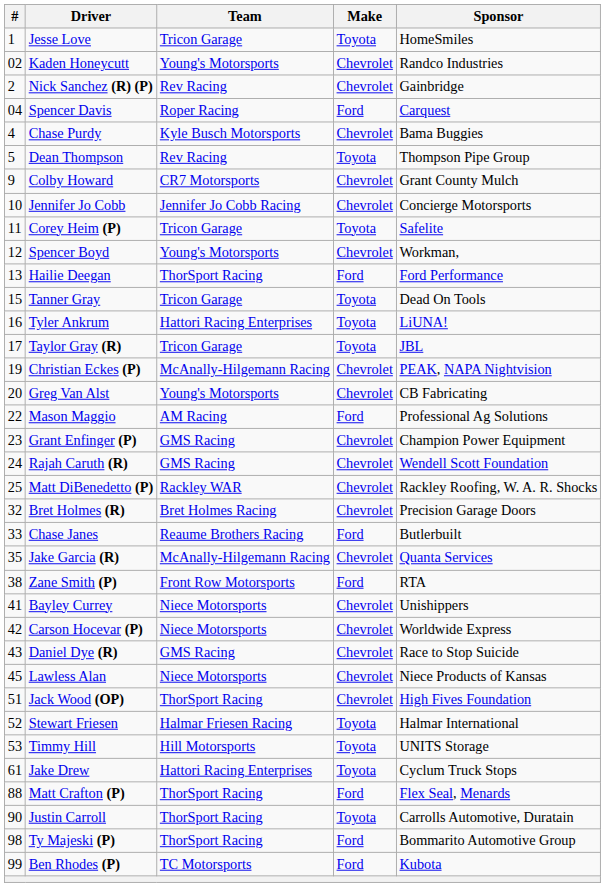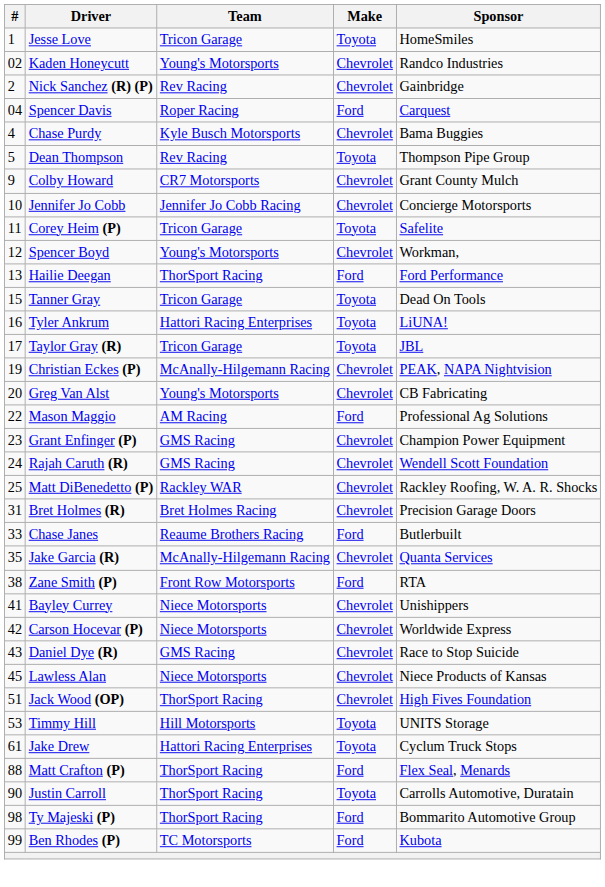(15, 511) 32 -> (15, 511) 31
- row: (73, 723)
